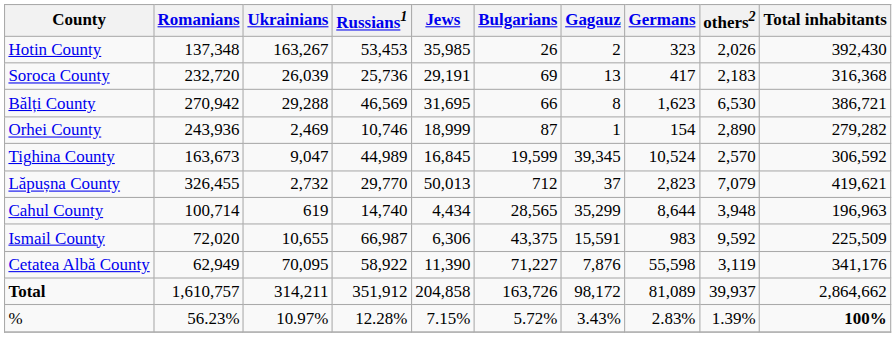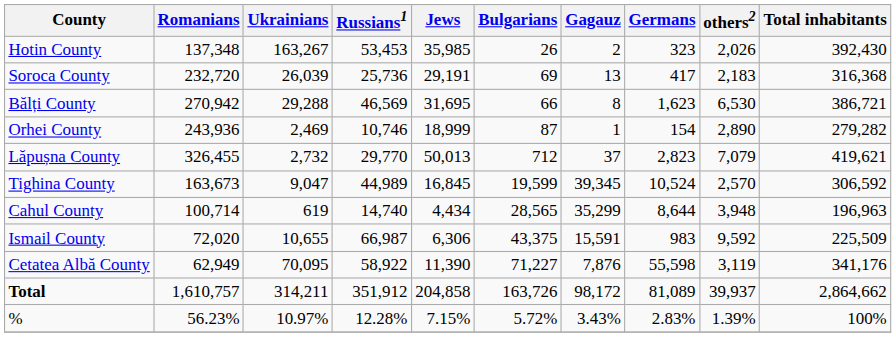rows swapped: (64, 183) <-> (62, 157)
(866, 318) bold -> (867, 318) normal
